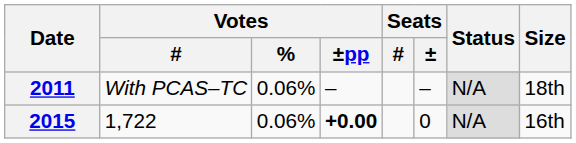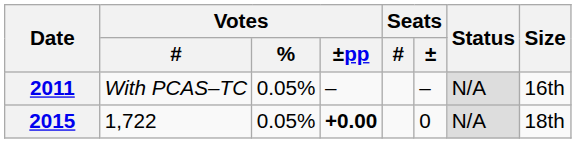(286, 87) 0.06% -> (286, 87) 0.05%
(545, 87) 18th -> (545, 87) 16th
(286, 120) 0.06% -> (286, 120) 0.05%
(545, 120) 16th -> (545, 120) 18th
